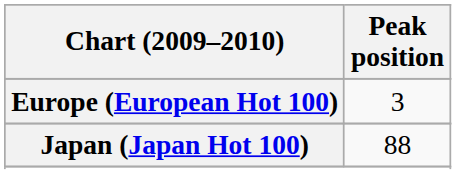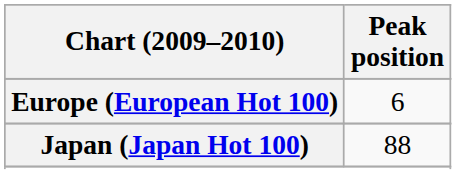(398, 100) 3 -> (398, 100) 6
